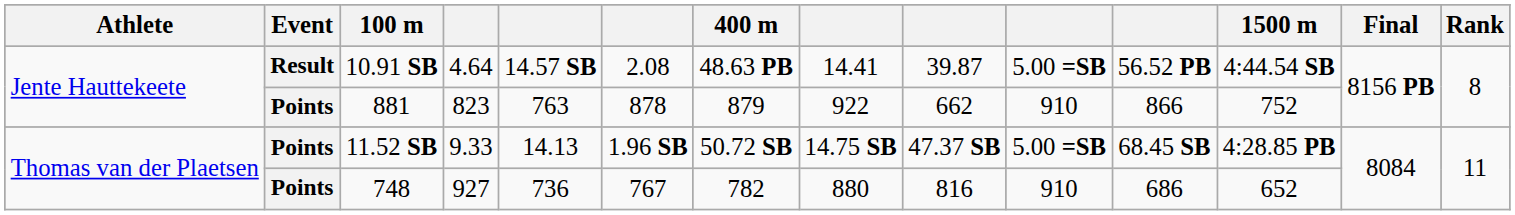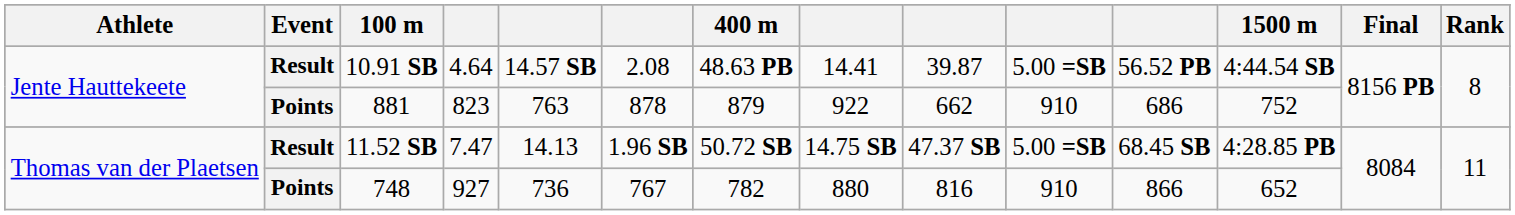(1164, 107) 866 -> (1164, 107) 686
(302, 147) Points -> (302, 147) Result
(471, 147) 9.33 -> (471, 147) 7.47
(1164, 188) 686 -> (1164, 188) 866
